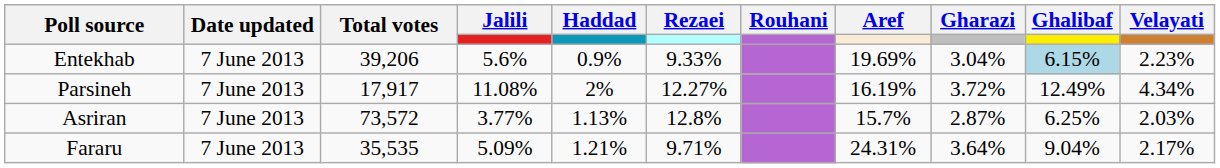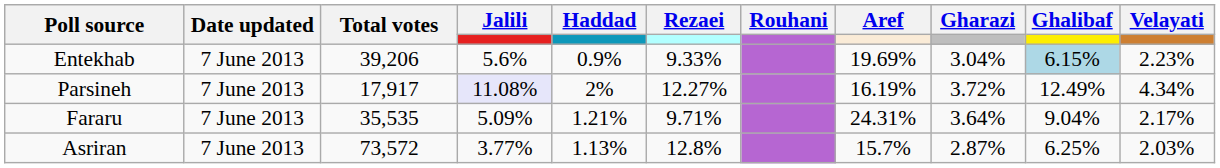(505, 88) no background -> (505, 88) lavender background
rows swapped: (94, 118) <-> (94, 148)
